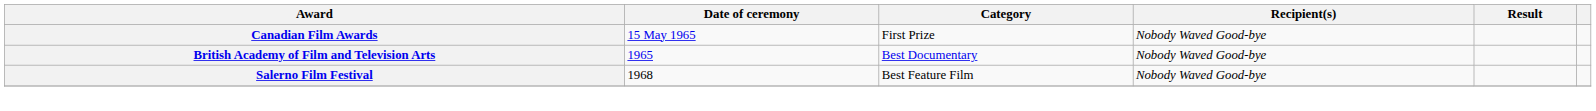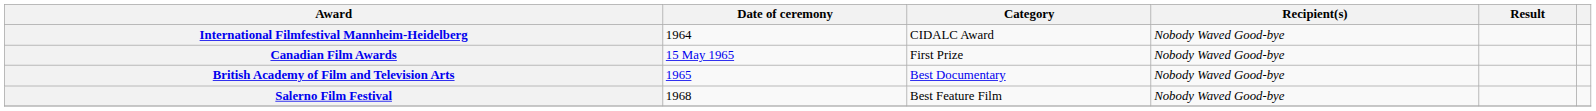+ row: (334, 34)
